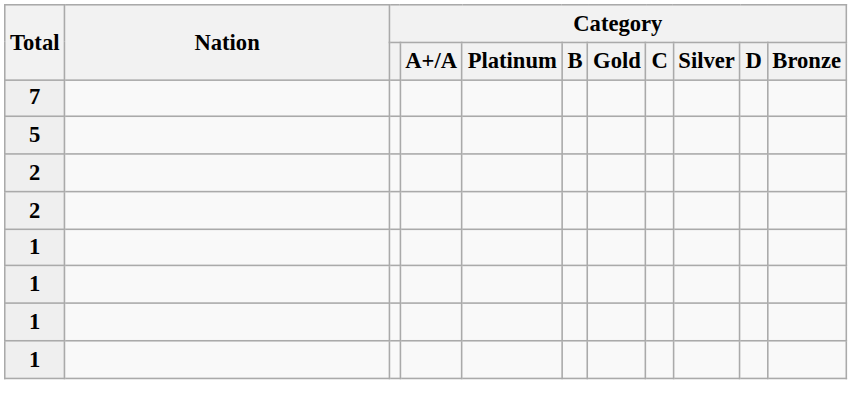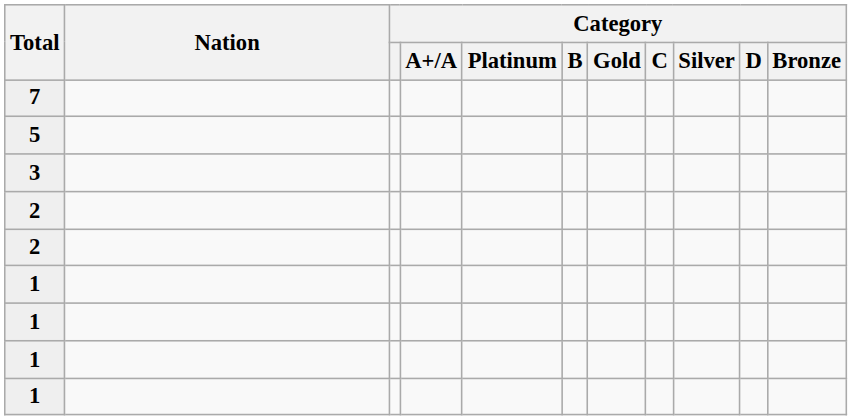+ row: (35, 172)
